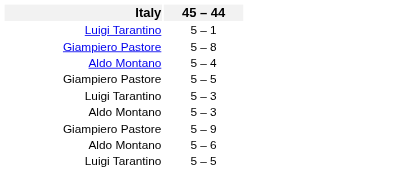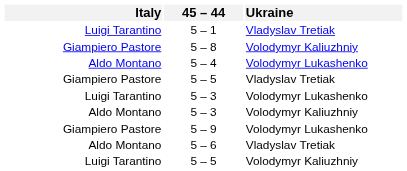+ column: (270, 12)
